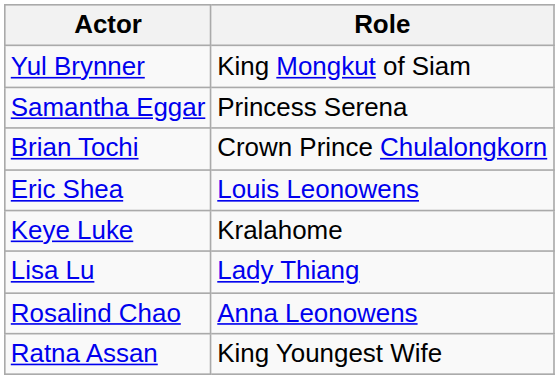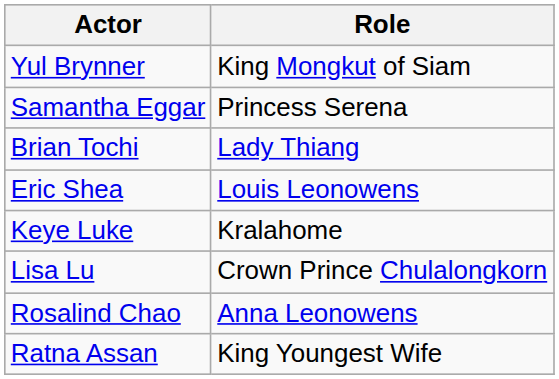(382, 148) Crown Prince Chulalongkorn -> (288, 148) Lady Thiang
(288, 271) Lady Thiang -> (382, 271) Crown Prince Chulalongkorn
